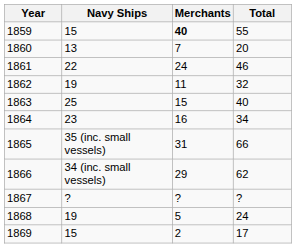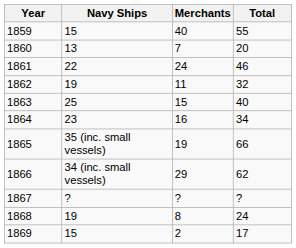(181, 31) bold -> (181, 31) normal
(181, 144) 31 -> (181, 144) 19
(178, 216) 5 -> (178, 216) 8
